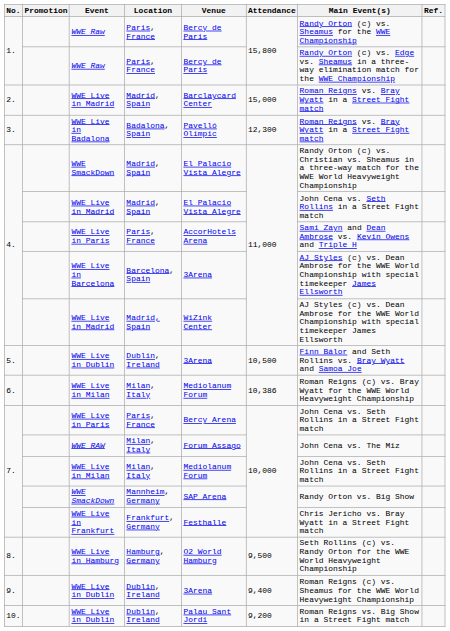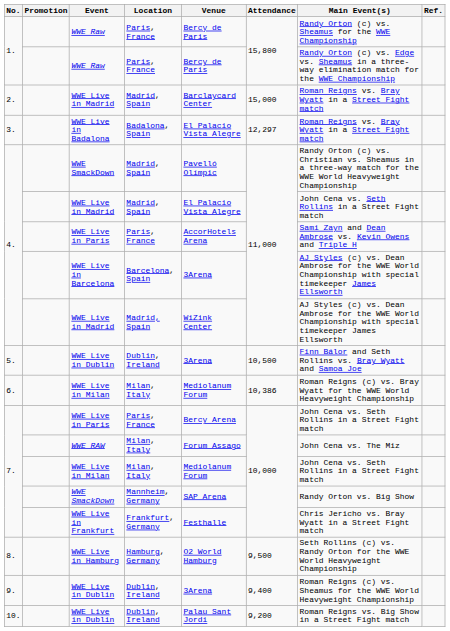(200, 130) Pavelló Olímpic -> (212, 130) El Palacio Vista Alegre
(262, 130) 12,300 -> (262, 130) 12,297
(212, 168) El Palacio Vista Alegre -> (200, 168) Pavelló Olímpic
